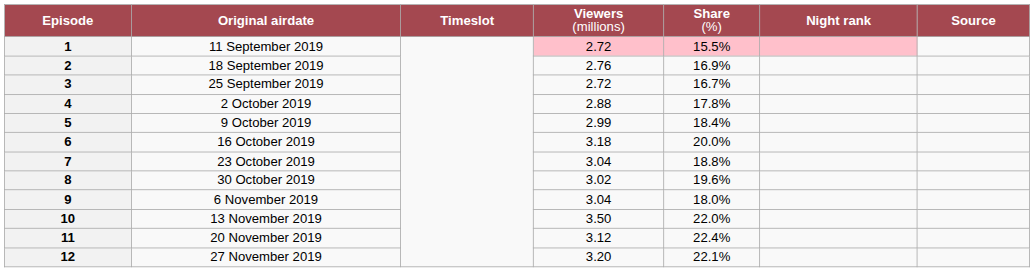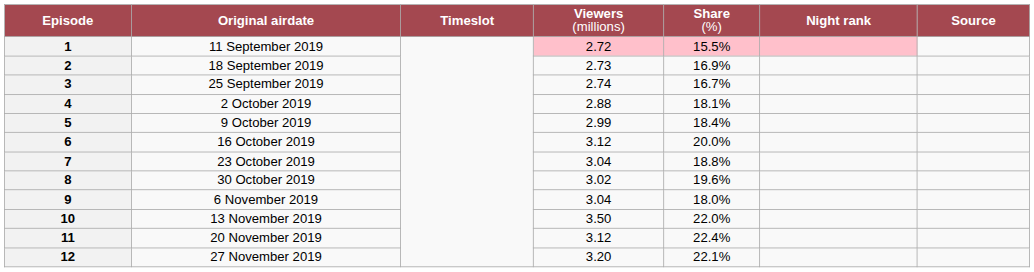(599, 65) 2.76 -> (599, 65) 2.73
(599, 84) 2.72 -> (599, 84) 2.74
(712, 103) 17.8% -> (712, 103) 18.1%
(599, 142) 3.18 -> (599, 142) 3.12
